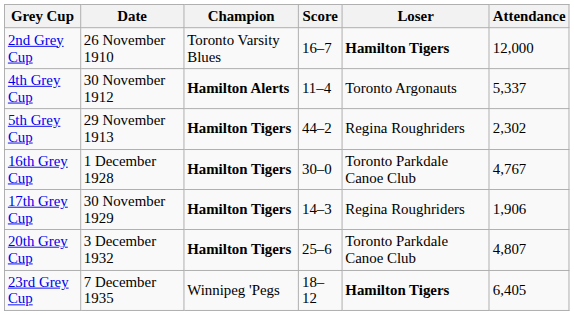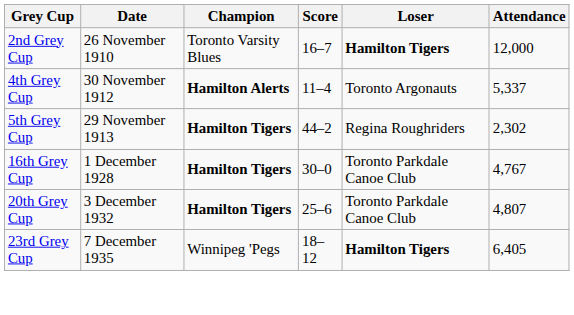- row: (38, 209)
